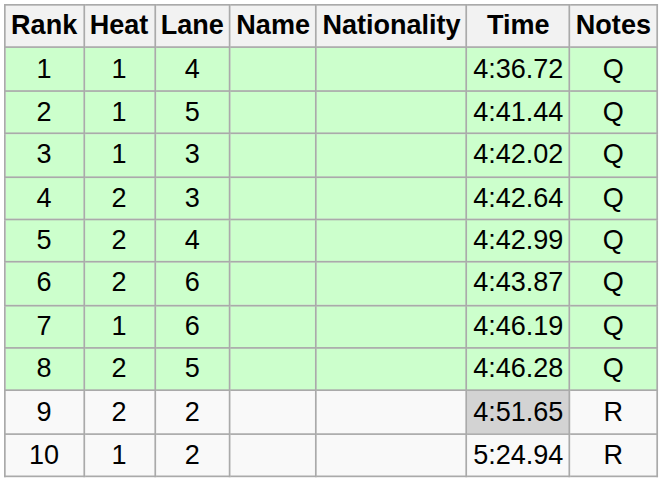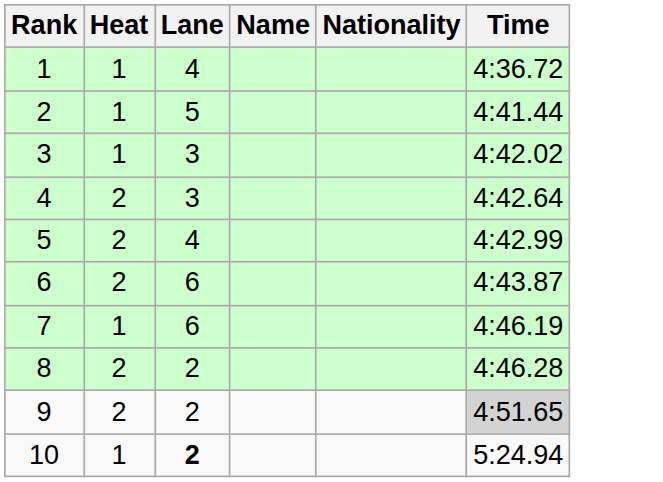- column: (613, 25)
(192, 369) 5 -> (192, 369) 2
(192, 454) normal -> (192, 454) bold
